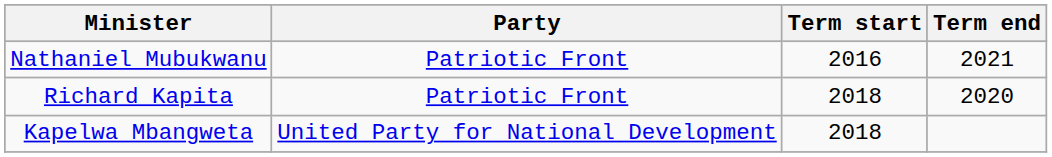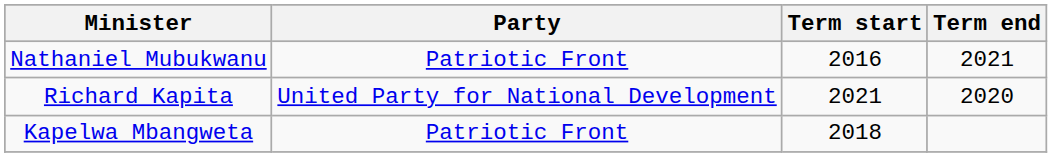(527, 97) Patriotic Front -> (527, 97) United Party for National Development
(855, 97) 2018 -> (855, 97) 2021
(527, 133) United Party for National Development -> (527, 133) Patriotic Front
